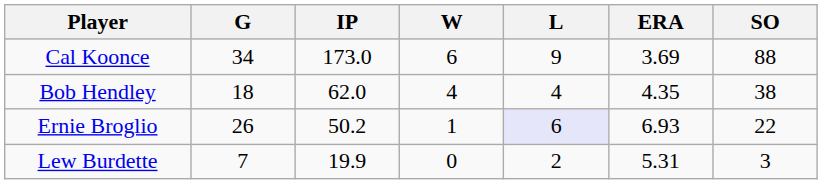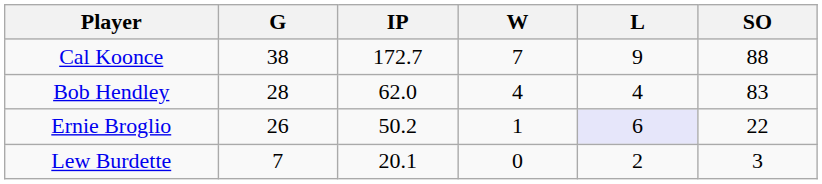- column: (661, 21)
(243, 56) 34 -> (278, 56) 38
(347, 56) 173.0 -> (398, 56) 172.7
(452, 56) 6 -> (518, 56) 7
(243, 91) 18 -> (278, 91) 28
(765, 91) 38 -> (757, 91) 83
(347, 160) 19.9 -> (398, 160) 20.1
